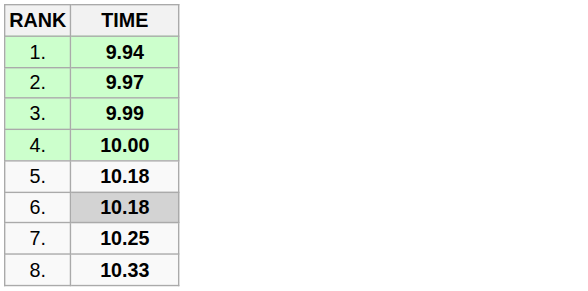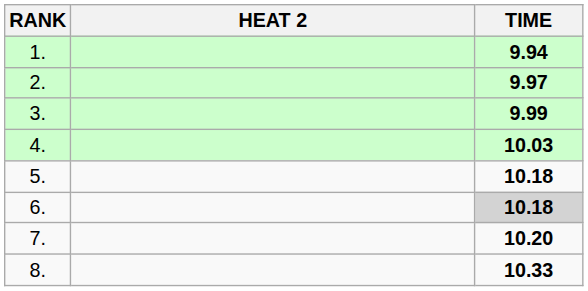+ column: (273, 21)
(125, 145) 10.00 -> (529, 145) 10.03
(125, 239) 10.25 -> (529, 239) 10.20
